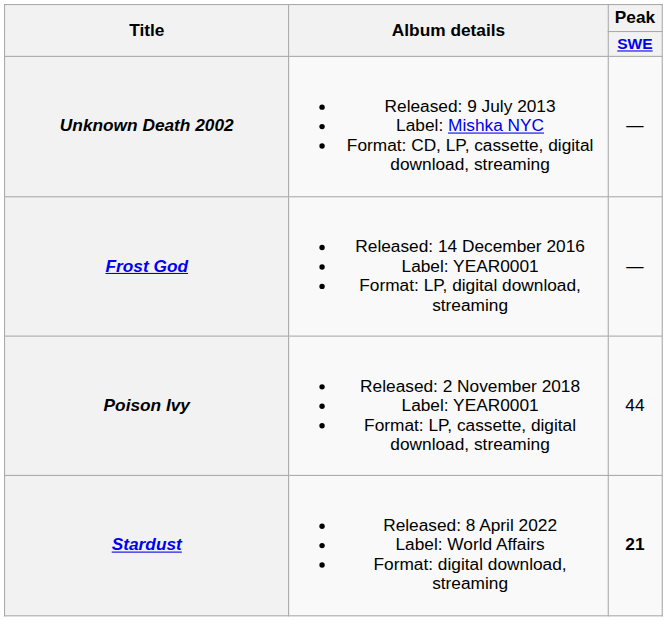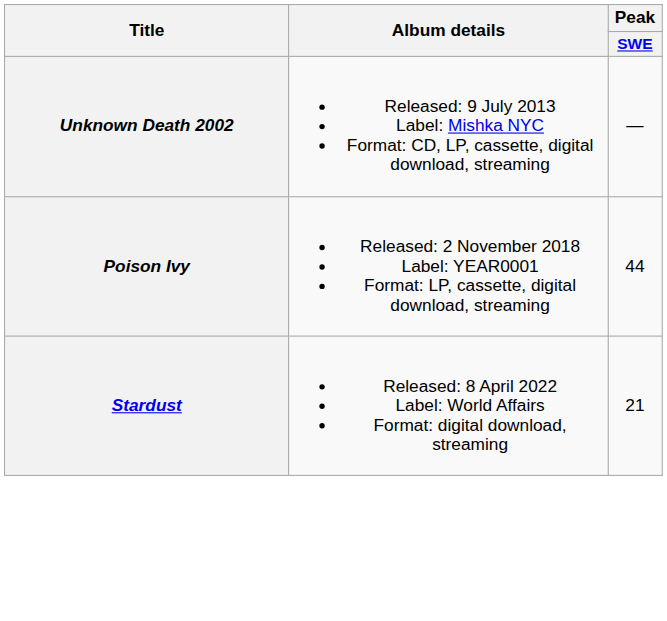- row: (147, 266)
(635, 545) bold -> (635, 405) normal
